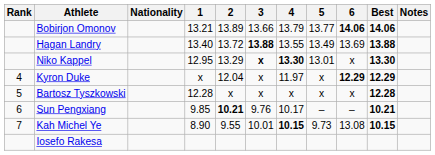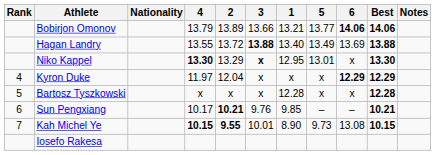columns swapped: (200, 12) <-> (291, 12)
(231, 126) normal -> (231, 126) bold
